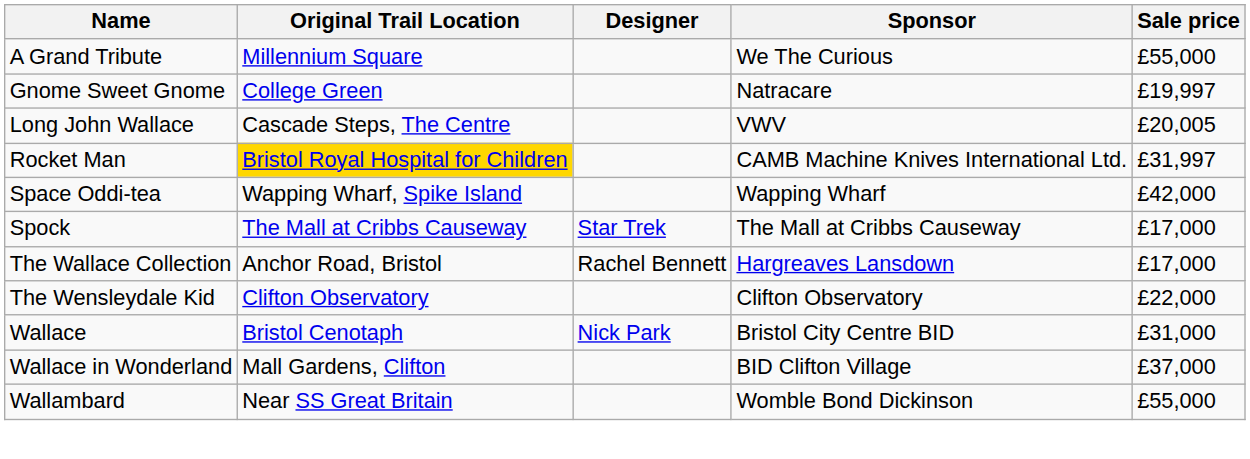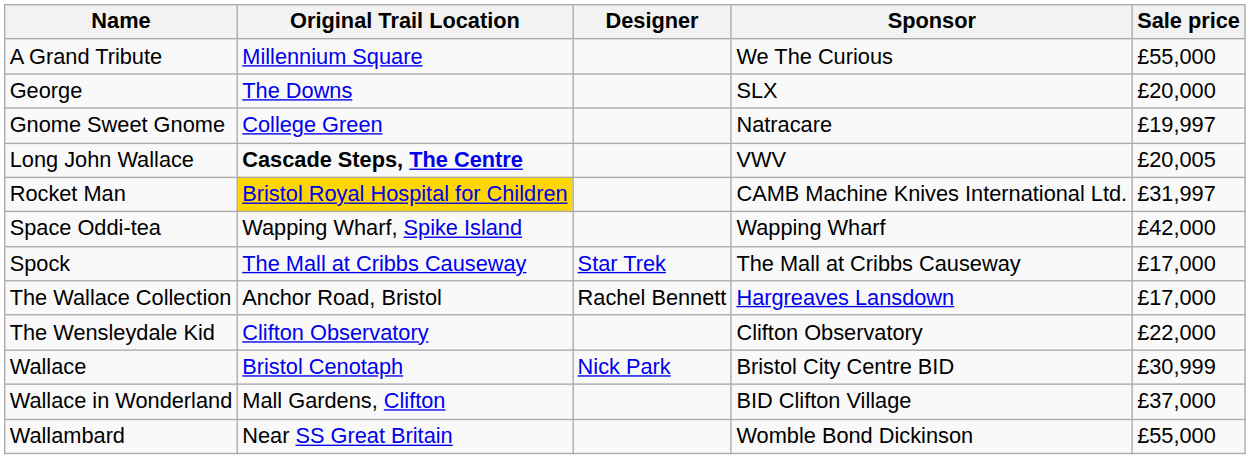+ row: (46, 90)
(376, 125) normal -> (383, 159) bold
(1176, 332) £31,000 -> (1176, 366) £30,999
